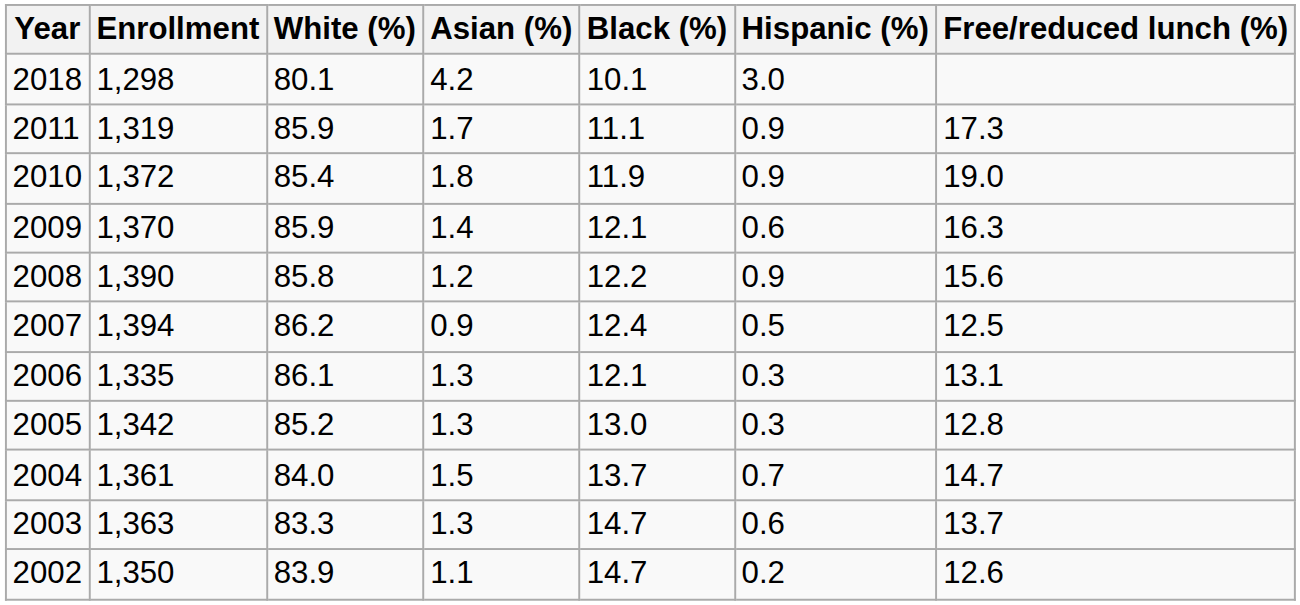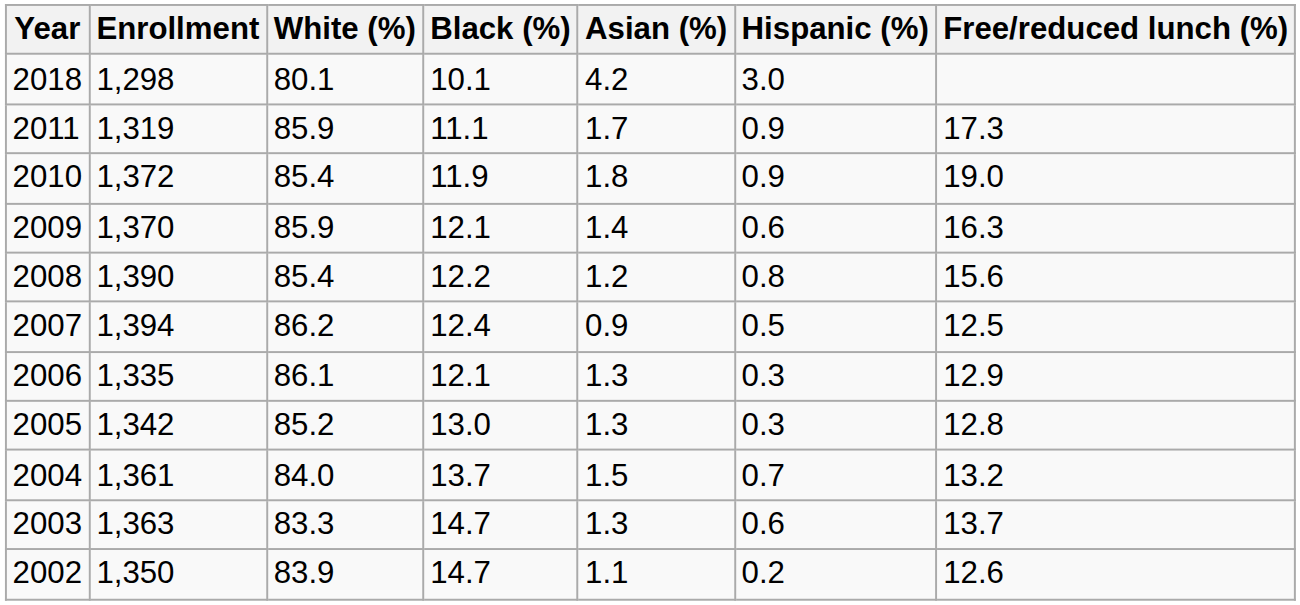columns swapped: (657, 29) <-> (501, 29)
(304, 276) 85.8 -> (304, 276) 85.4
(763, 276) 0.9 -> (763, 276) 0.8
(974, 375) 13.1 -> (974, 375) 12.9
(974, 474) 14.7 -> (974, 474) 13.2
